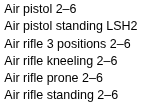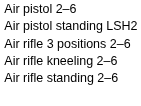- row: (54, 78)
